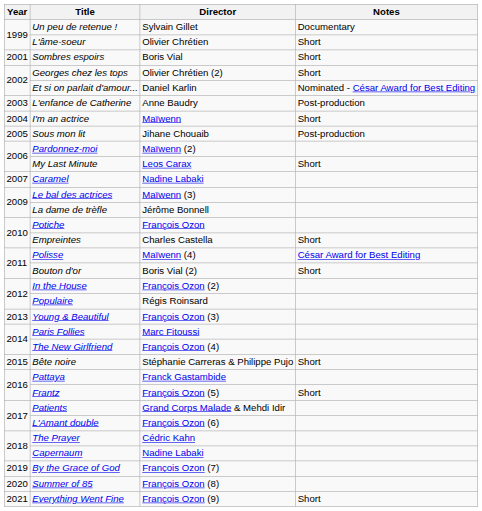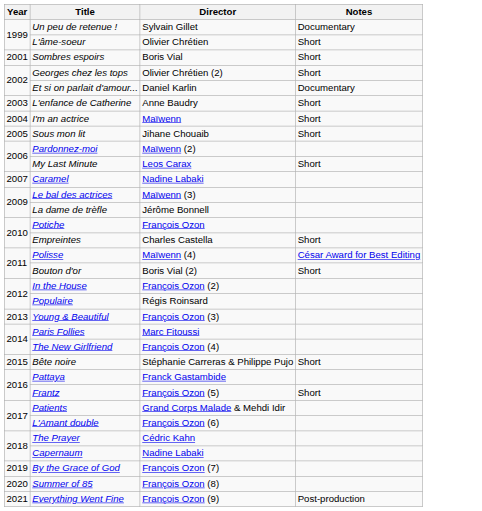(386, 88) Nominated - César Award for Best Editing -> (326, 88) Documentary
(331, 103) Post-production -> (309, 103) Short
(331, 133) Post-production -> (309, 133) Short
(309, 499) Short -> (331, 499) Post-production
